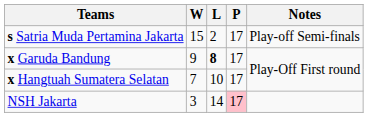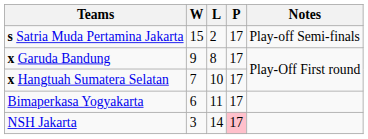(213, 58) bold -> (213, 58) normal
+ row: (76, 101)
